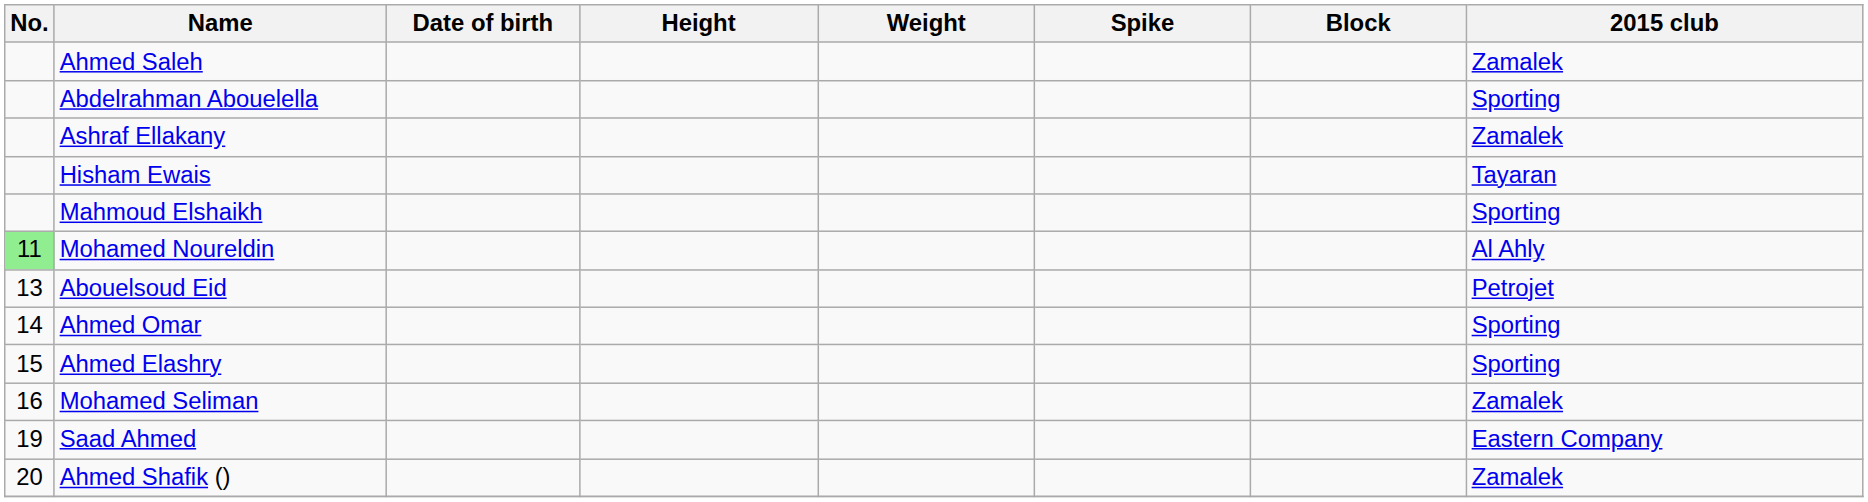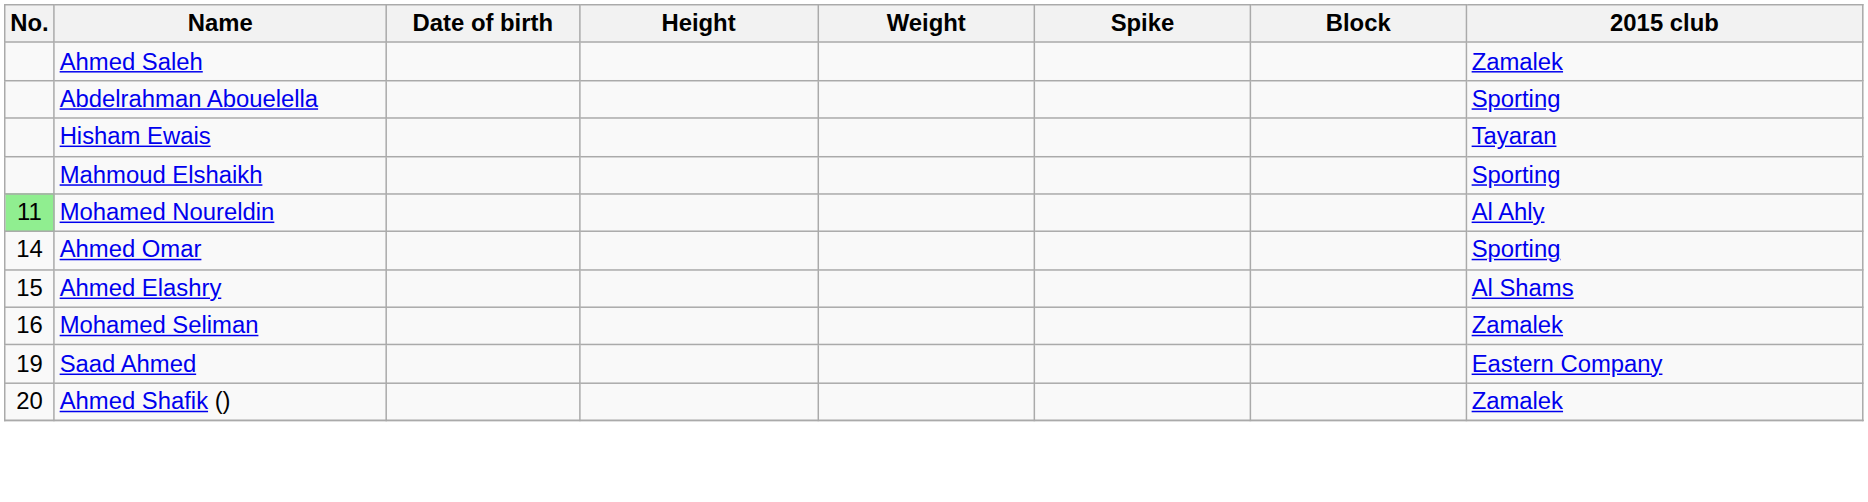- row: (142, 136)
- row: (143, 288)
(1516, 363) Sporting -> (1523, 288) Al Shams
